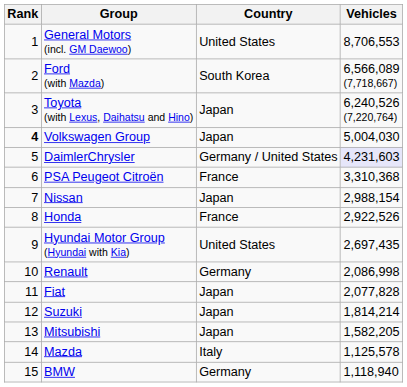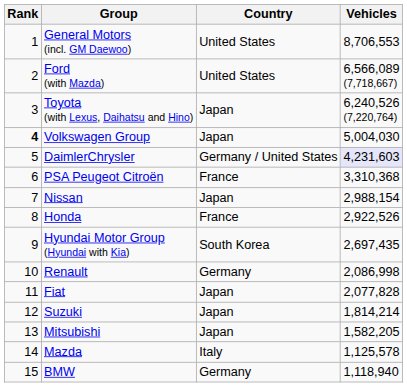(234, 75) South Korea -> (237, 75) United States
(237, 244) United States -> (234, 244) South Korea
